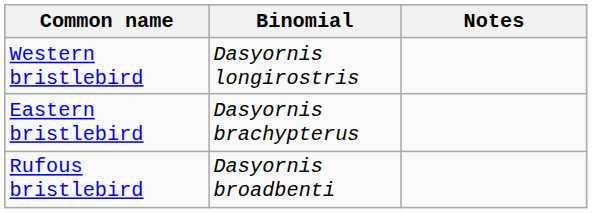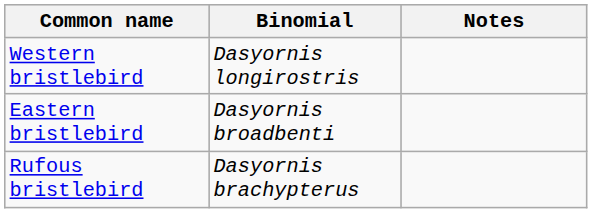(286, 123) Dasyornis brachypterus -> (274, 123) Dasyornis broadbenti
(274, 179) Dasyornis broadbenti -> (286, 179) Dasyornis brachypterus
